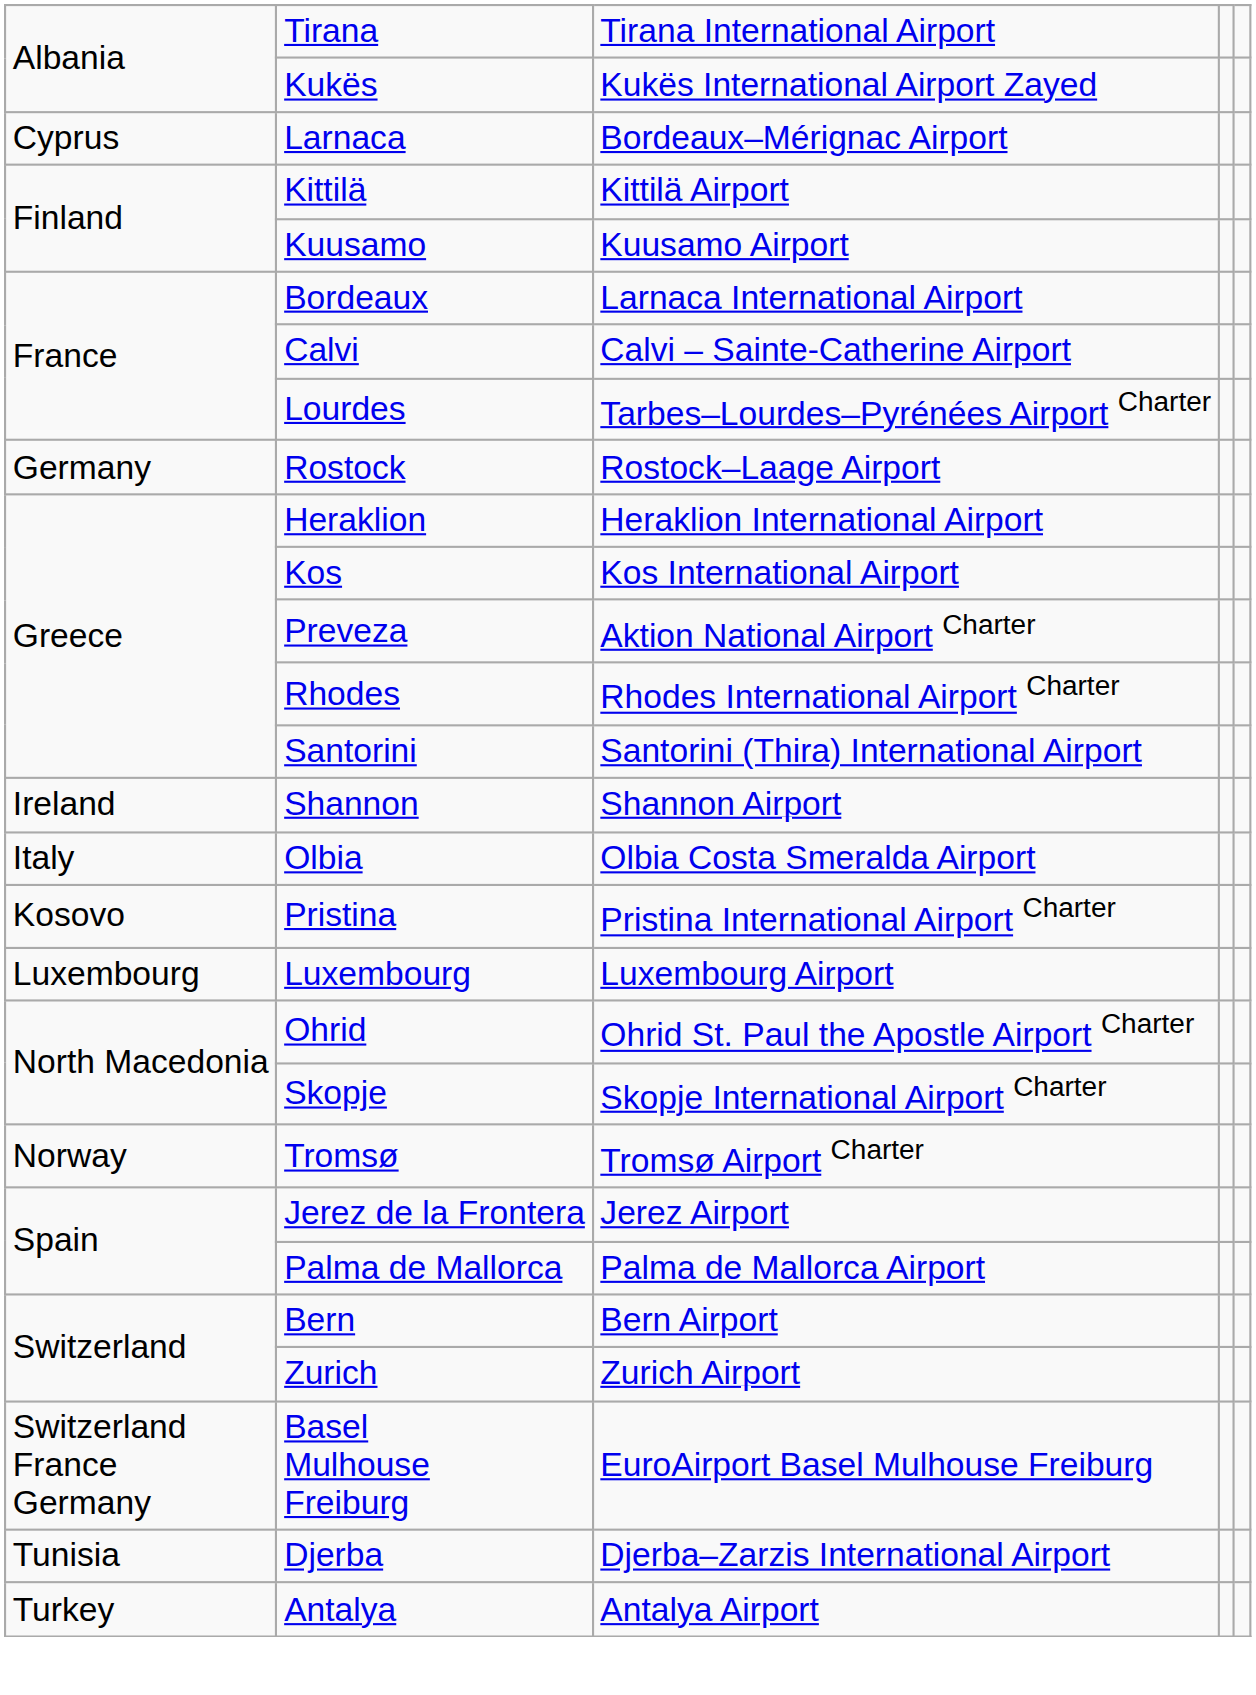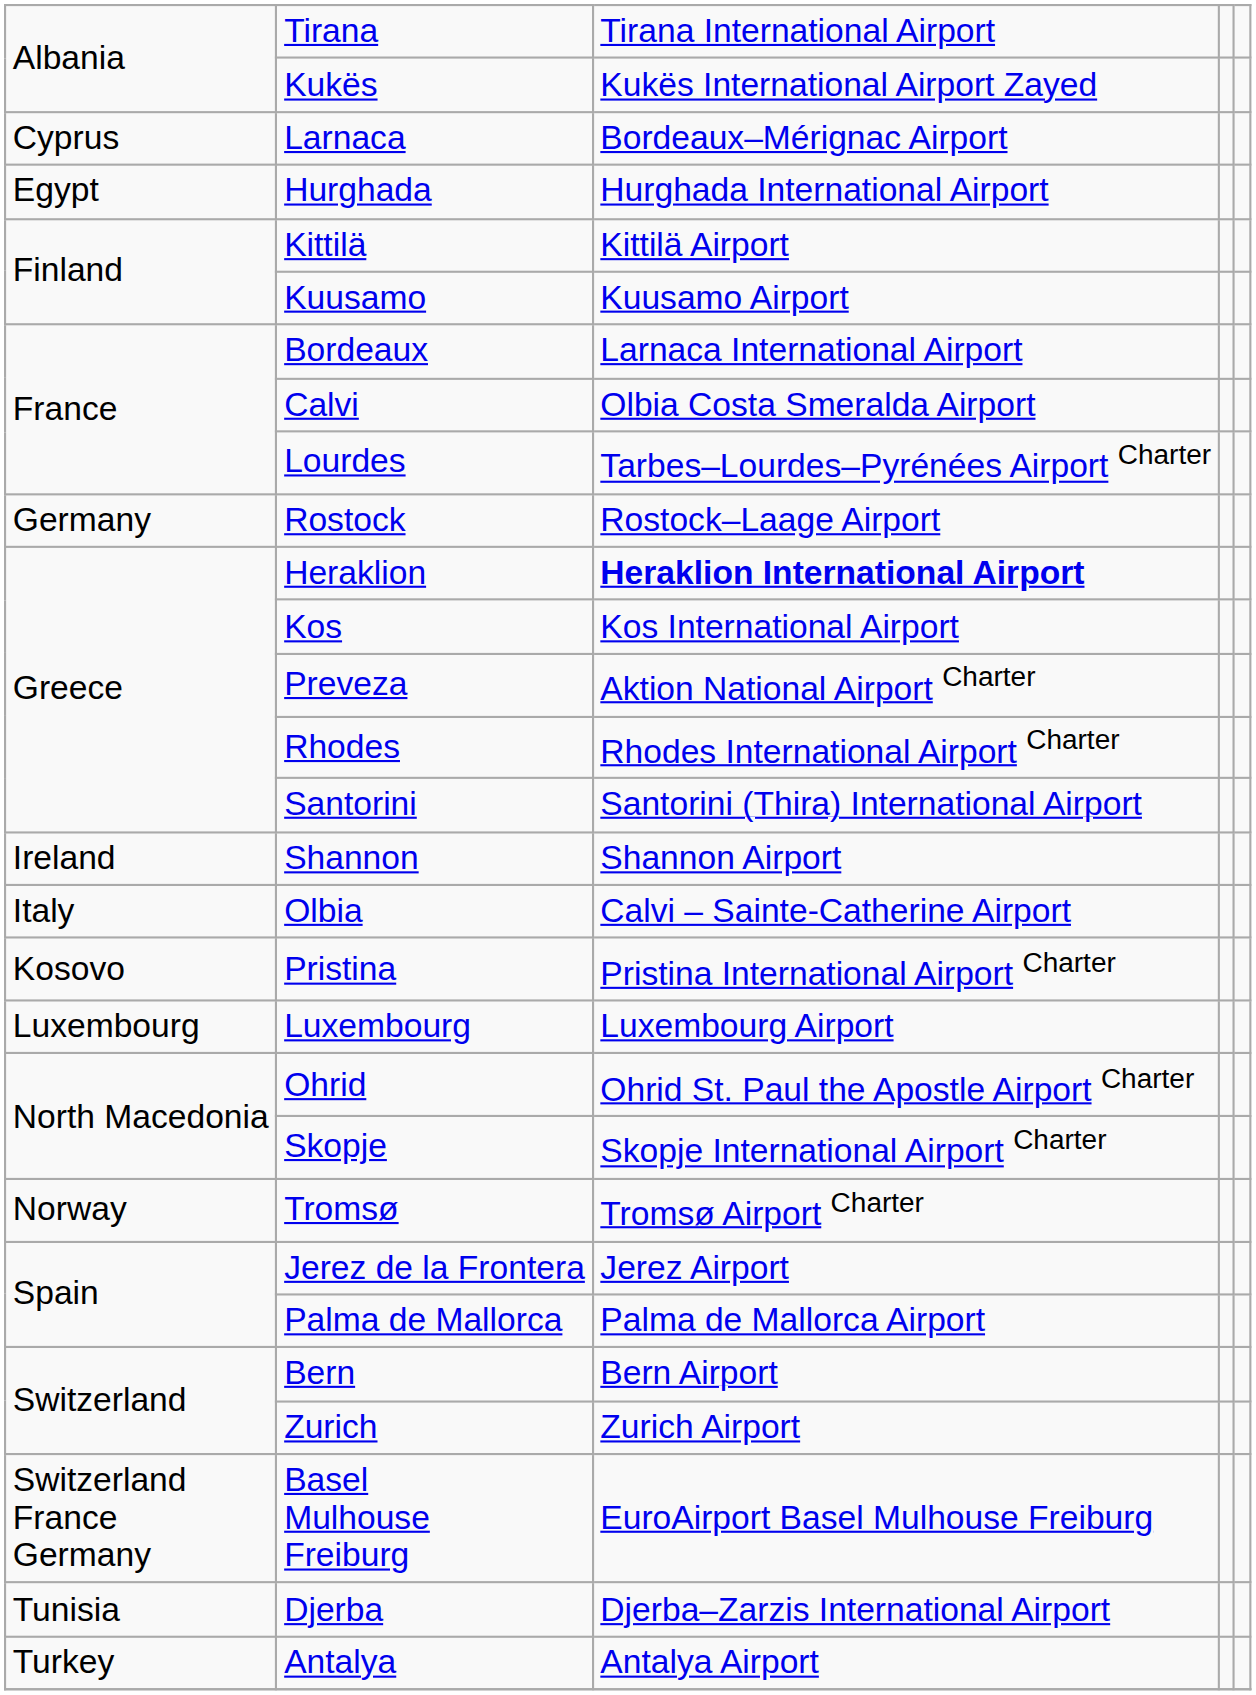+ row: (358, 191)
(836, 350) Calvi – Sainte-Catherine Airport -> (818, 404) Olbia Costa Smeralda Airport
(822, 519) normal -> (842, 573) bold
(818, 857) Olbia Costa Smeralda Airport -> (836, 911) Calvi – Sainte-Catherine Airport
